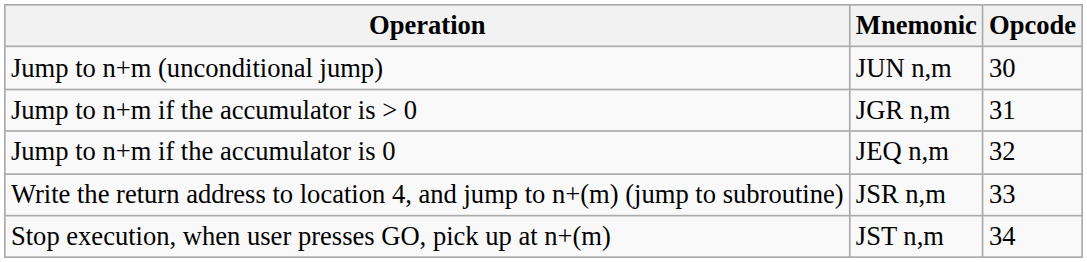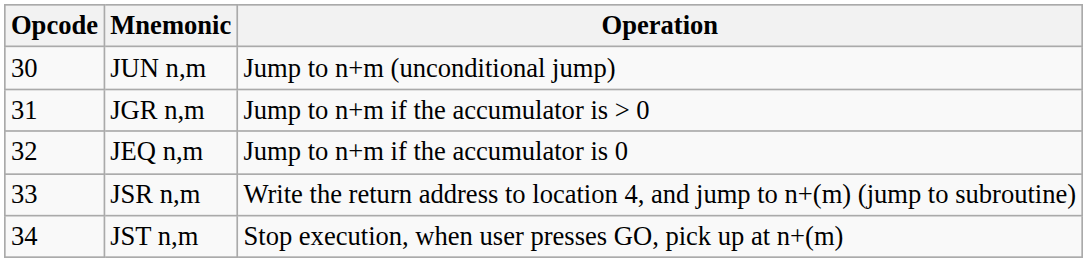columns swapped: (1033, 25) <-> (427, 25)
